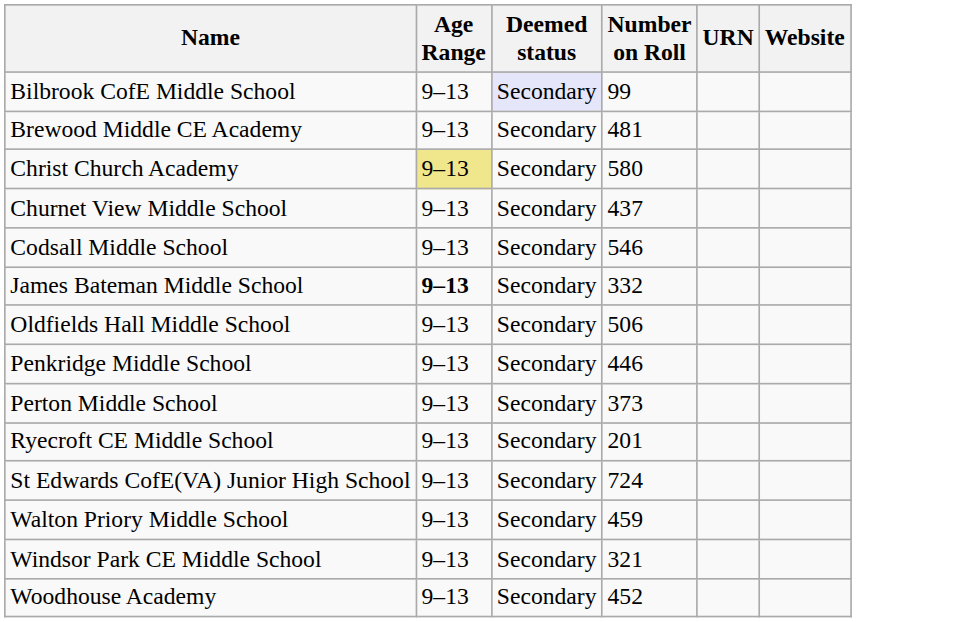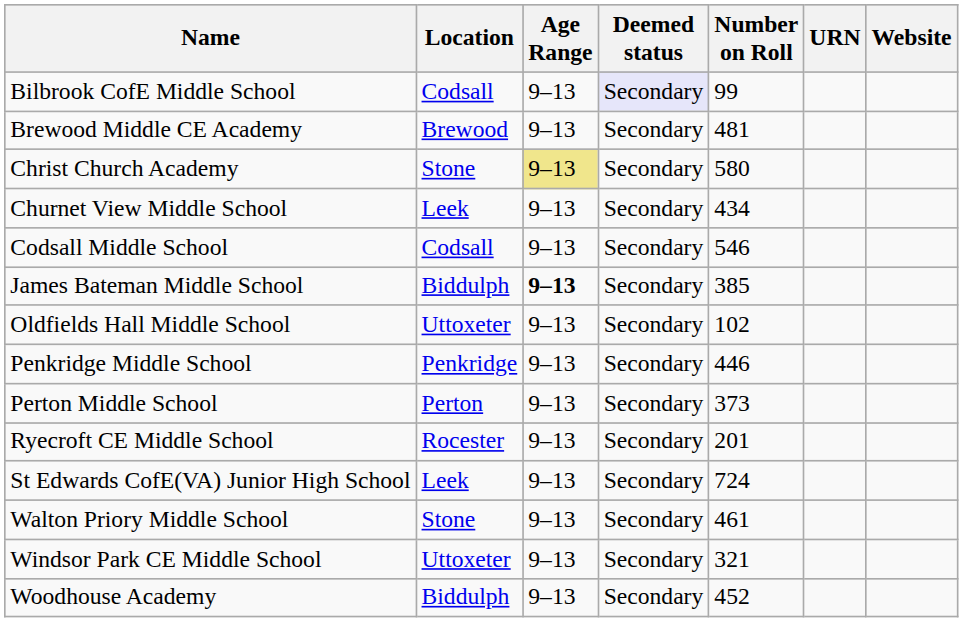+ column: (469, 38)
(625, 208) 437 -> (732, 208) 434
(625, 285) 332 -> (732, 285) 385
(625, 324) 506 -> (732, 324) 102
(625, 519) 459 -> (732, 519) 461
